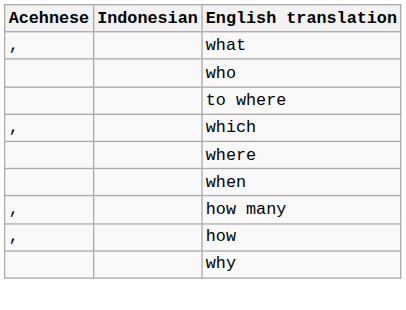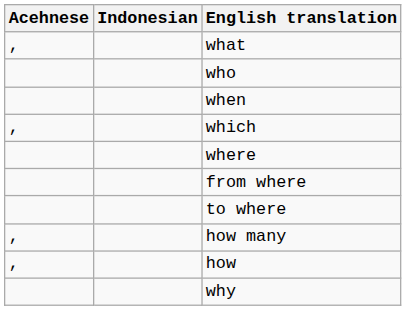rows swapped: (226, 182) <-> (246, 100)
+ row: (256, 182)
